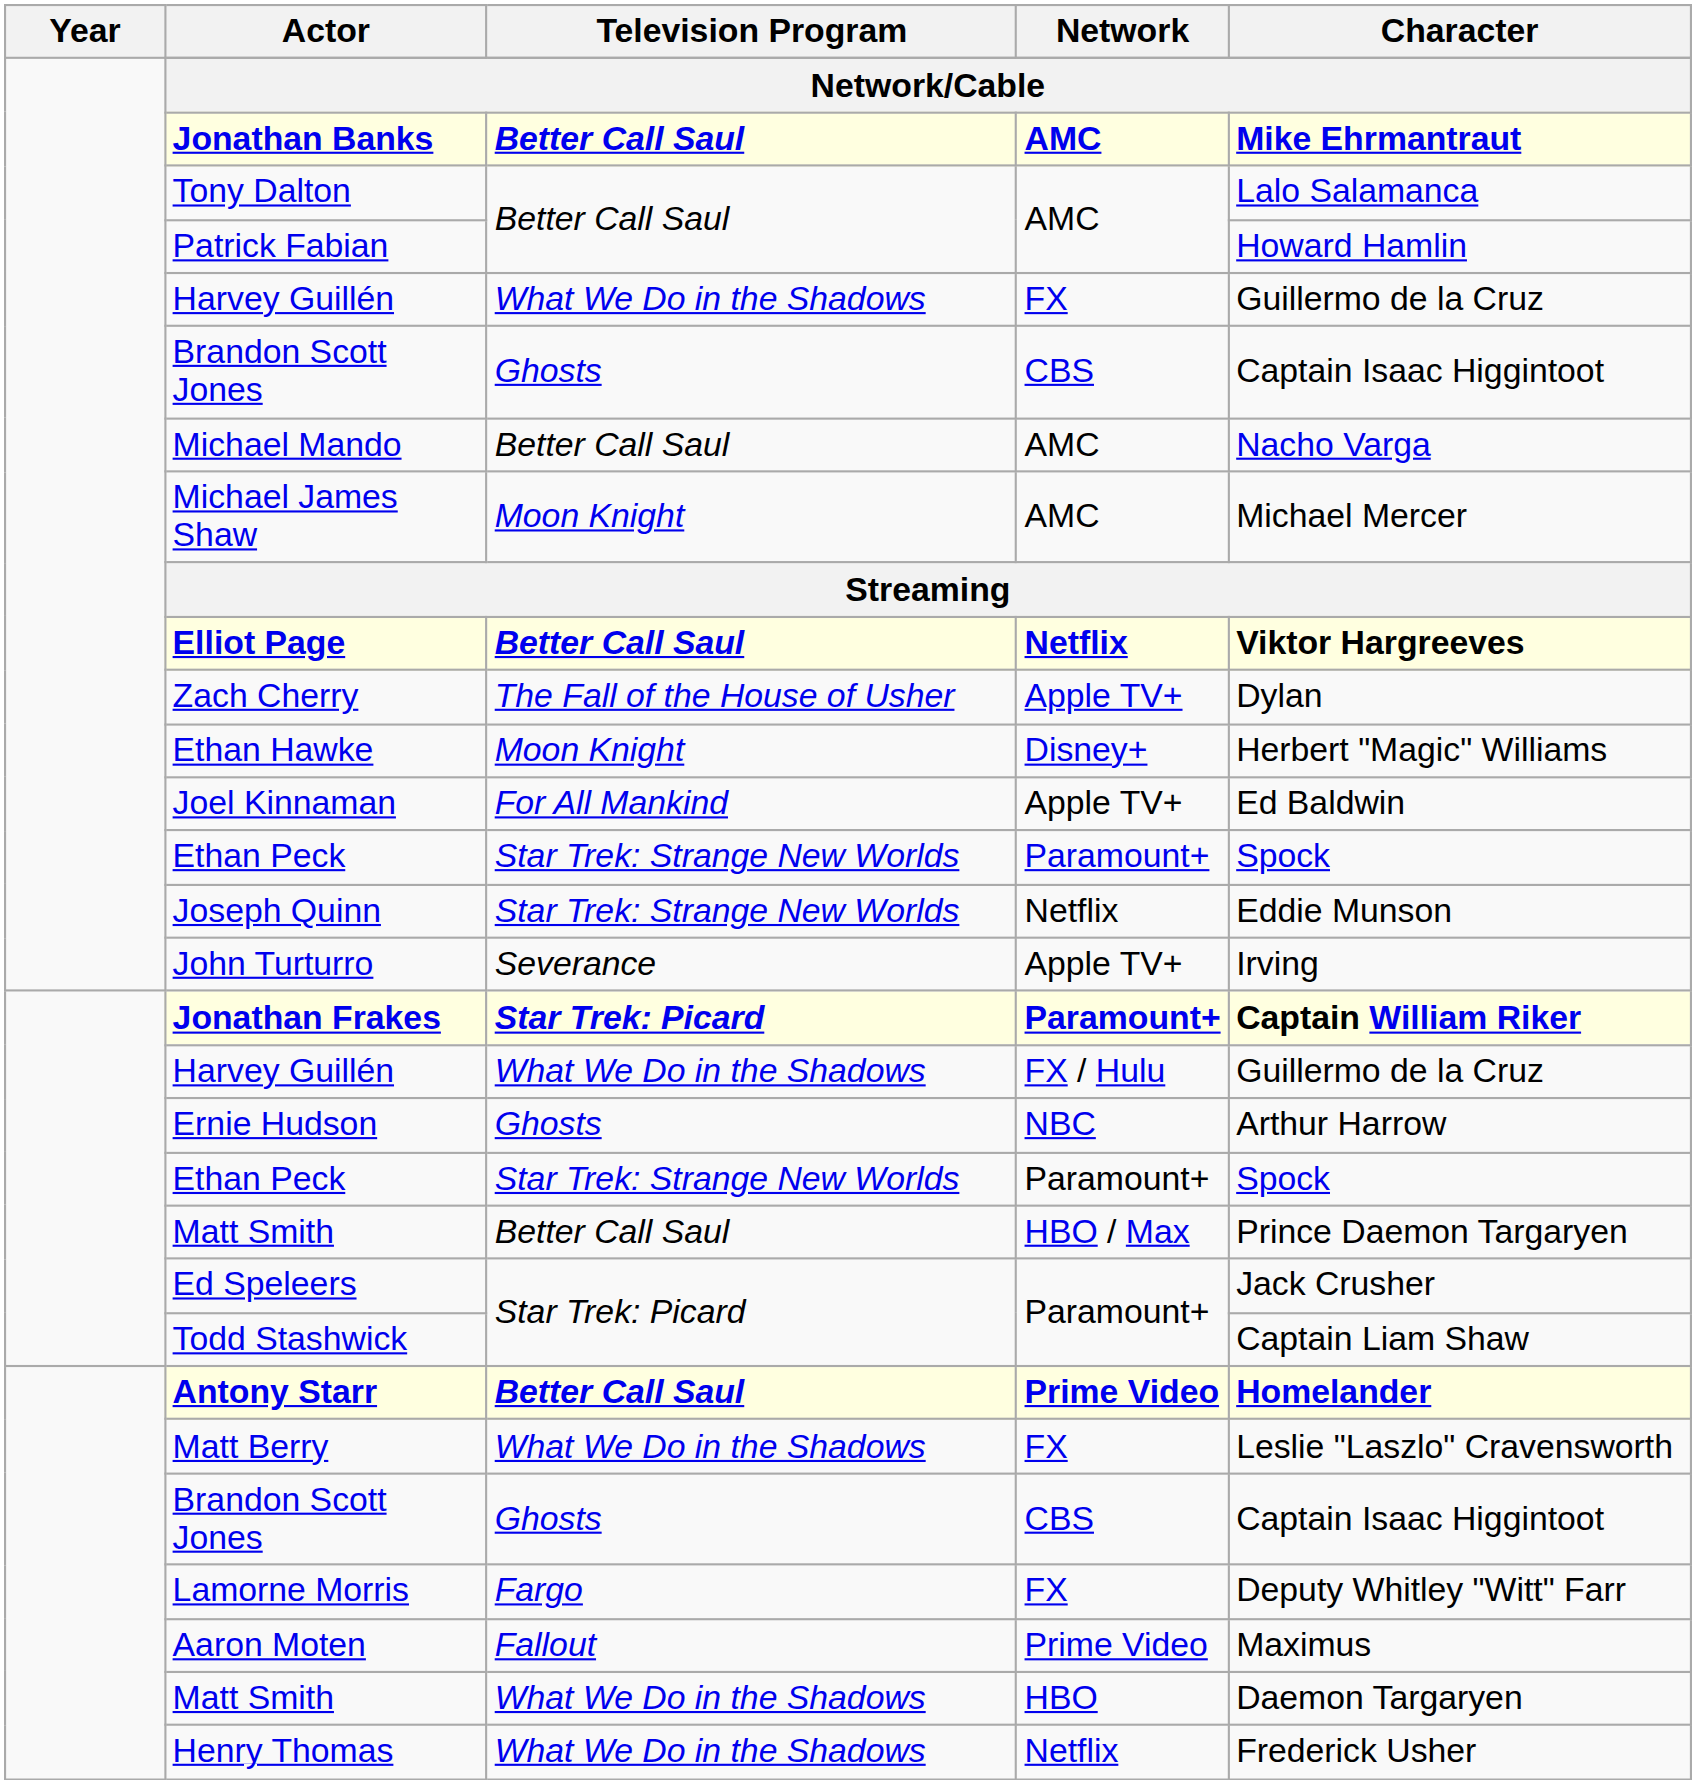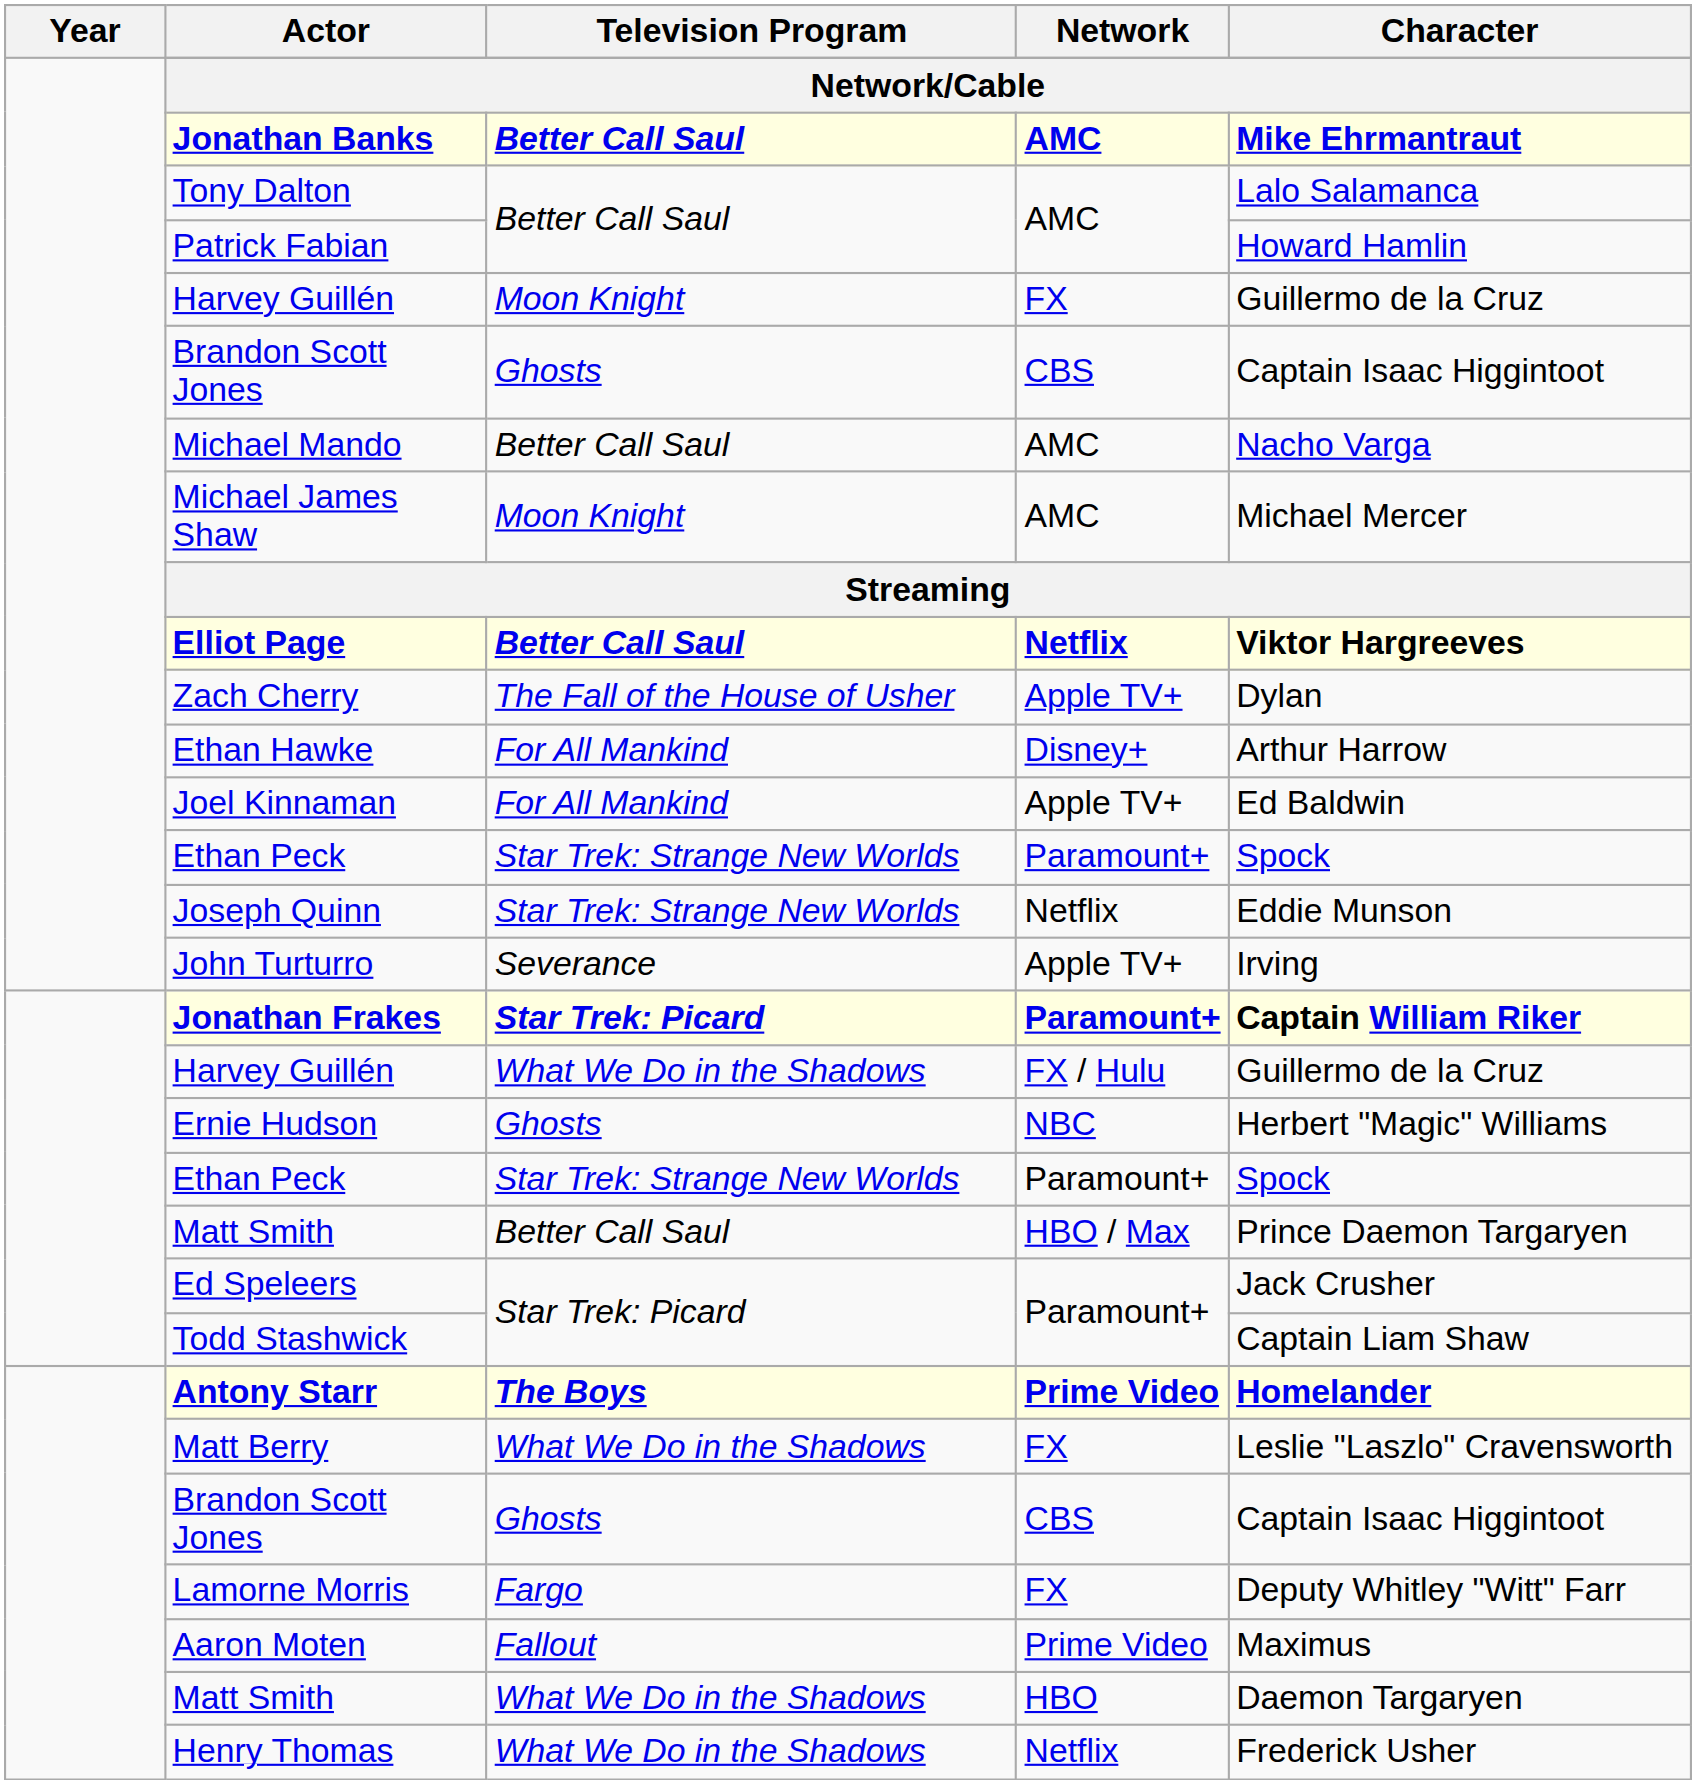(710, 298) What We Do in the Shadows -> (589, 298) Moon Knight
(589, 749) Moon Knight -> (611, 749) For All Mankind
(1422, 749) Herbert "Magic" Williams -> (1341, 749) Arthur Harrow
(1341, 1124) Arthur Harrow -> (1422, 1124) Herbert "Magic" Williams
(619, 1392) Better Call Saul -> (571, 1392) The Boys
